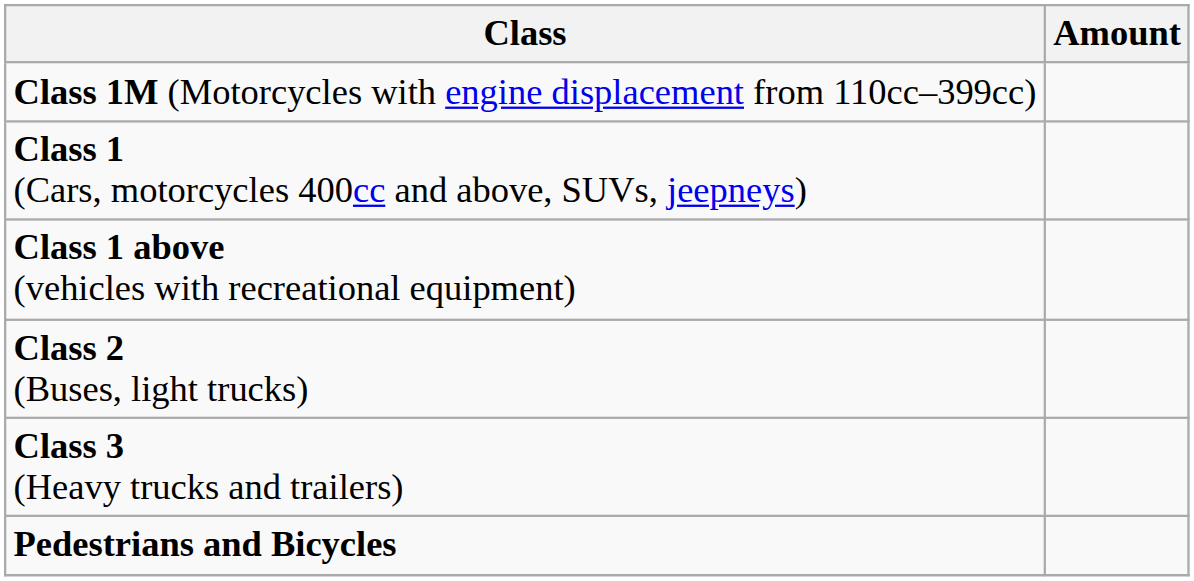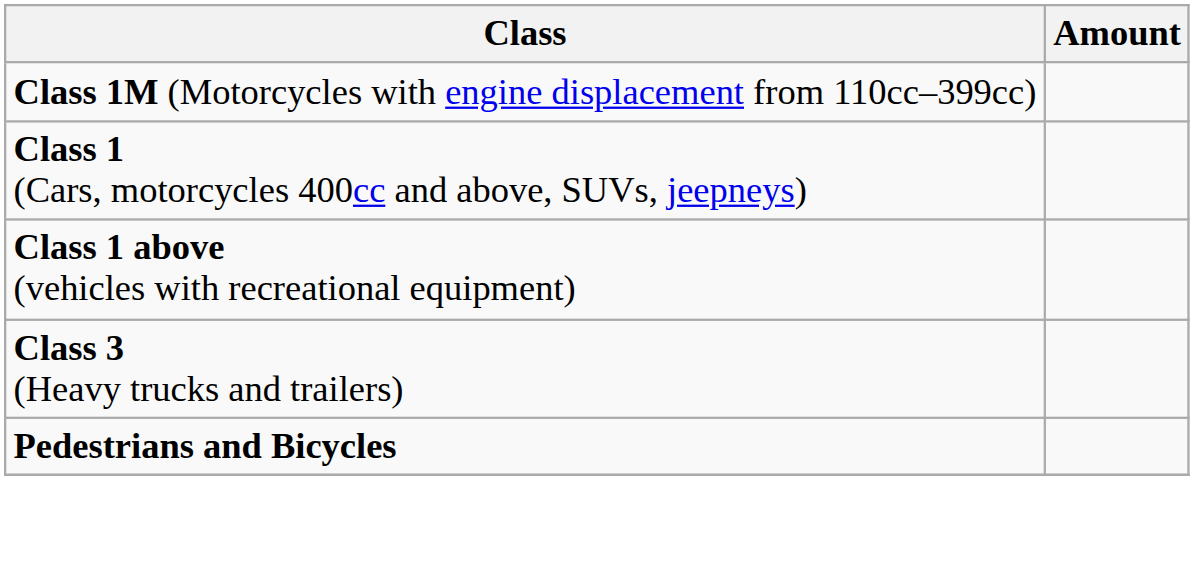- row: (161, 367)
